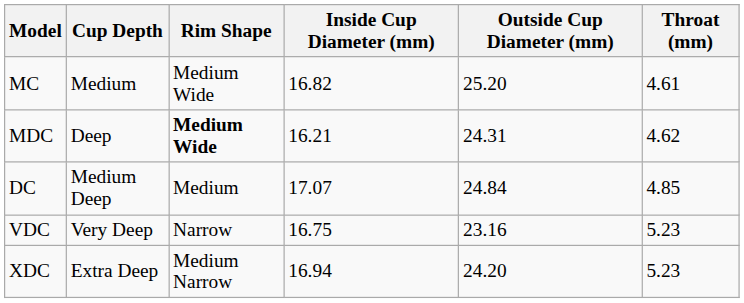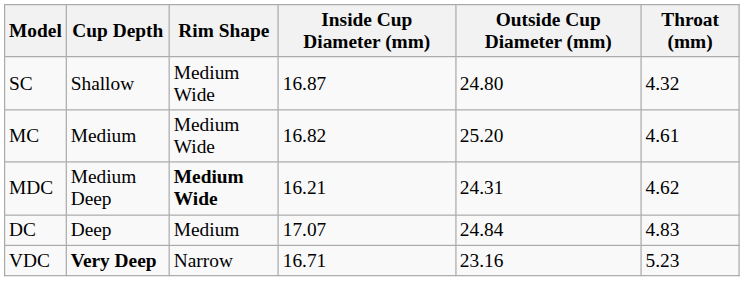+ row: (21, 83)
(91, 135) Deep -> (103, 188) Medium Deep
(103, 188) Medium Deep -> (91, 229) Deep
(663, 188) 4.85 -> (663, 229) 4.83
(112, 229) normal -> (114, 260) bold
(310, 229) 16.75 -> (305, 260) 16.71
- row: (30, 271)
